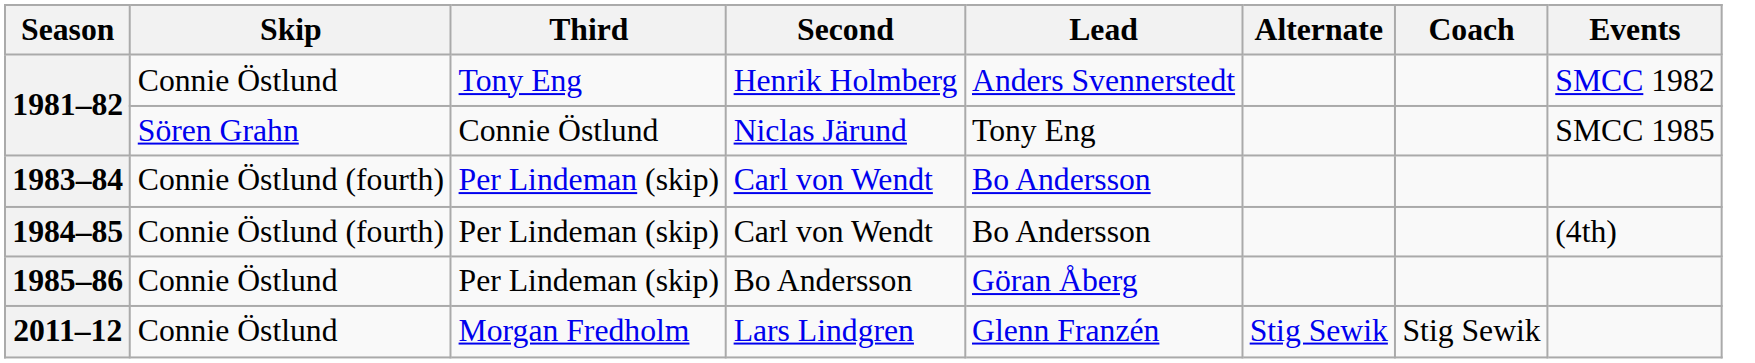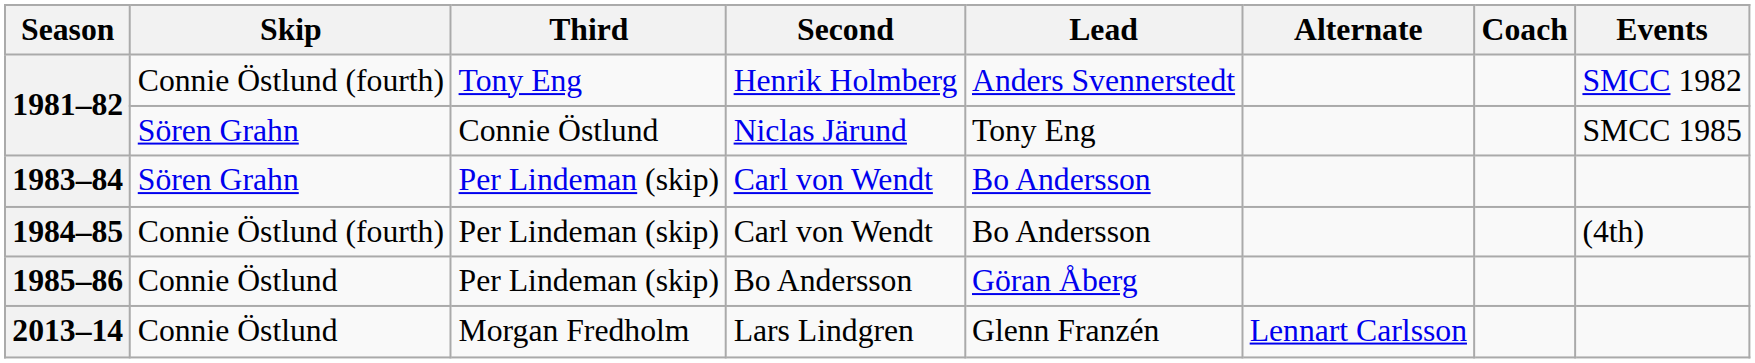(238, 79) Connie Östlund -> (291, 79) Connie Östlund (fourth)
(291, 180) Connie Östlund (fourth) -> (218, 180) Sören Grahn
- row: (68, 331)
+ row: (68, 331)
